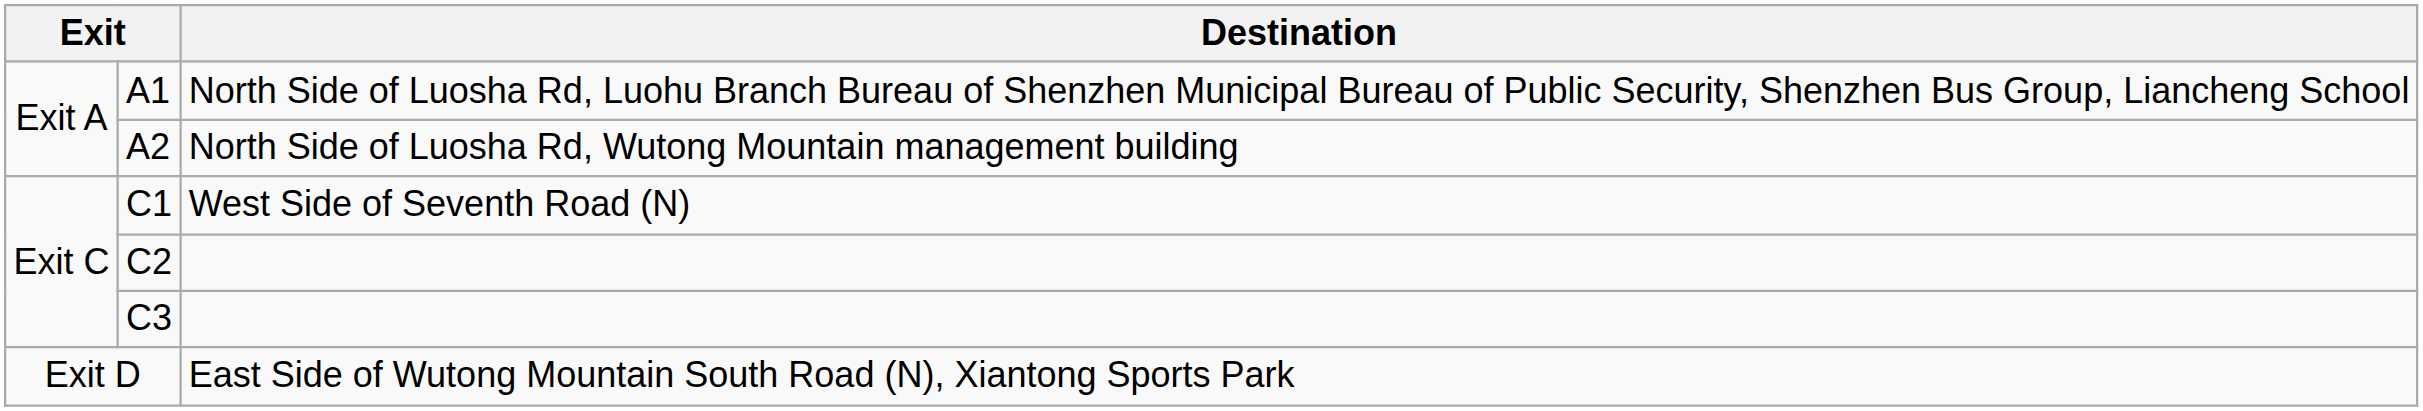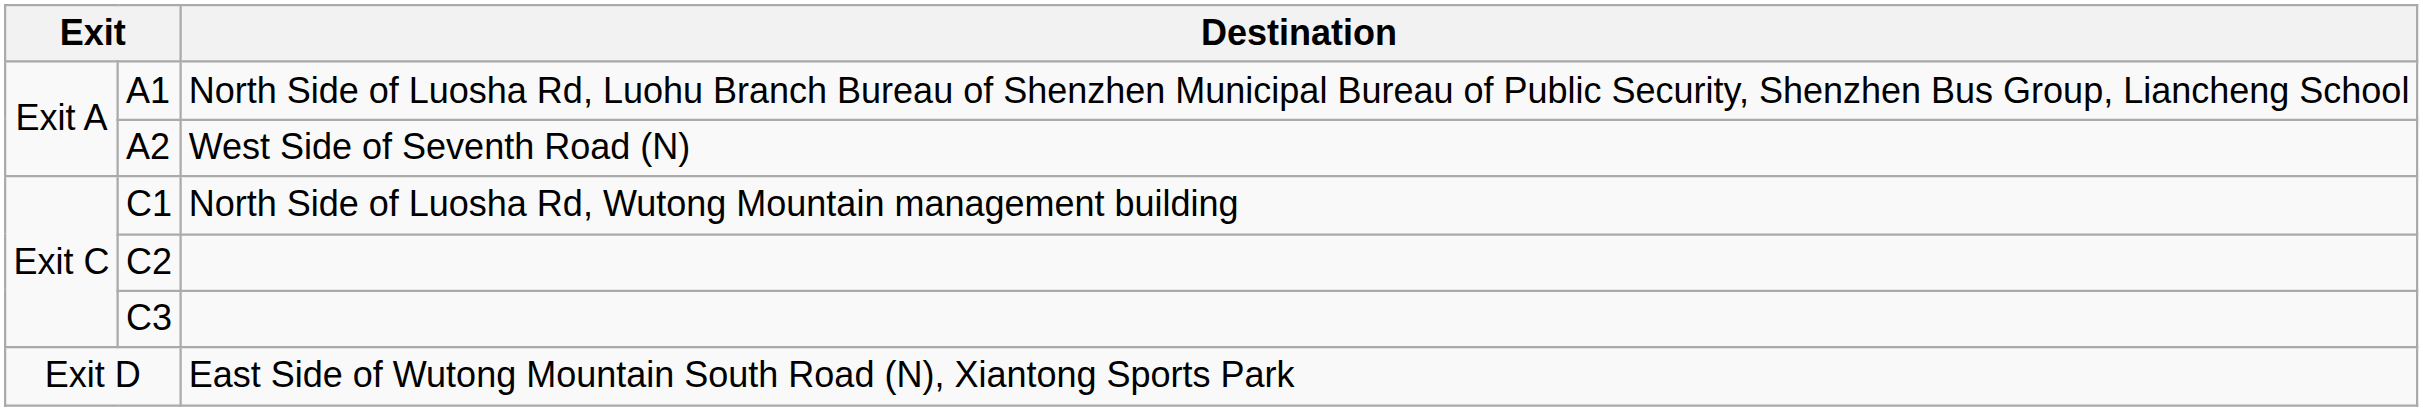(714, 147) North Side of Luosha Rd, Wutong Mountain management building -> (439, 147) West Side of Seventh Road (N)
(439, 204) West Side of Seventh Road (N) -> (714, 204) North Side of Luosha Rd, Wutong Mountain management building
